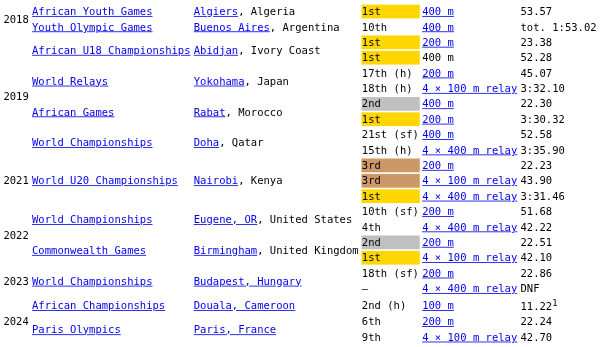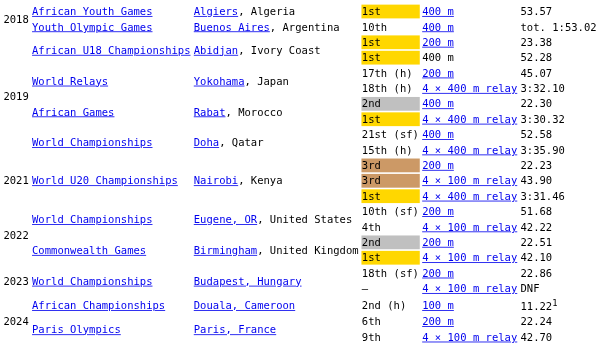(470, 88) 4 × 100 m relay -> (470, 88) 4 × 400 m relay
(438, 119) 200 m -> (470, 119) 4 × 400 m relay
(470, 227) 4 × 400 m relay -> (470, 227) 4 × 100 m relay
(470, 289) 4 × 400 m relay -> (470, 289) 4 × 100 m relay
